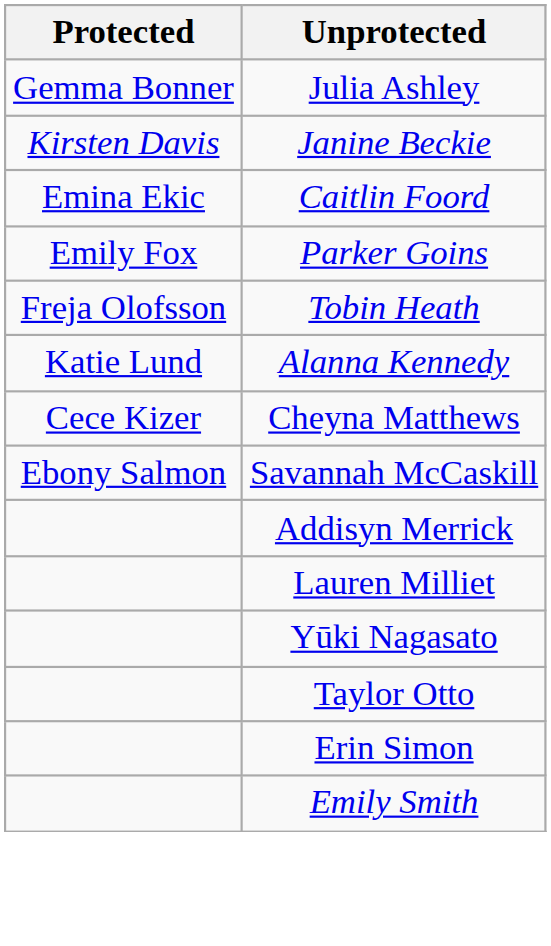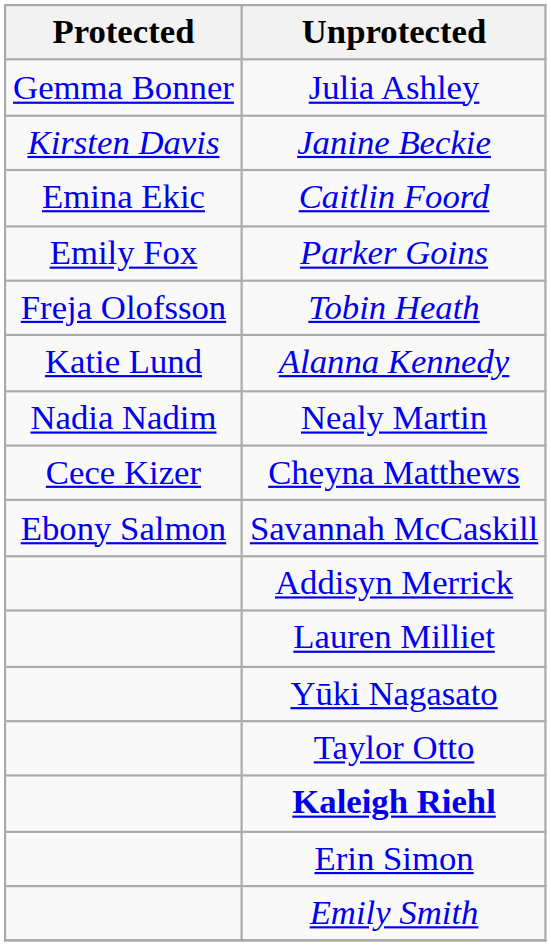+ row: (394, 417)
+ row: (394, 802)
